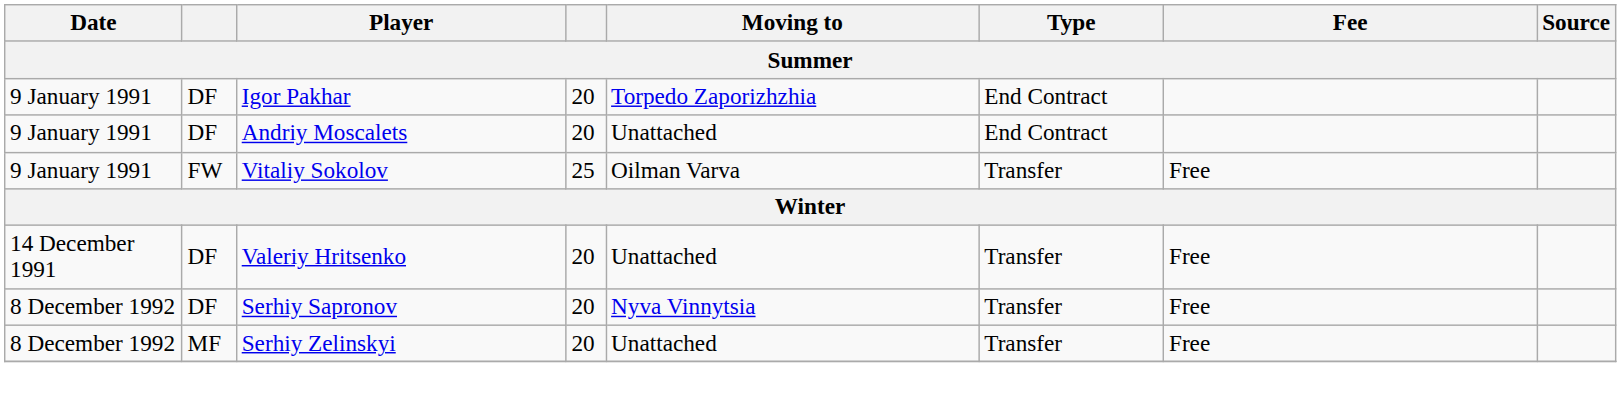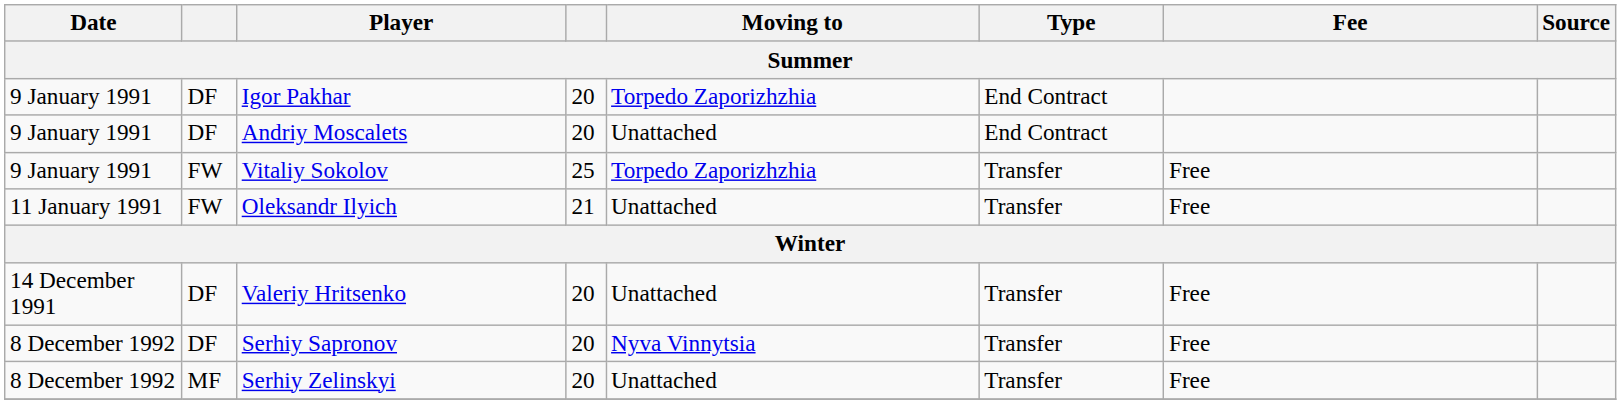(676, 170) Oilman Varva -> (714, 170) Torpedo Zaporizhzhia
+ row: (319, 206)
